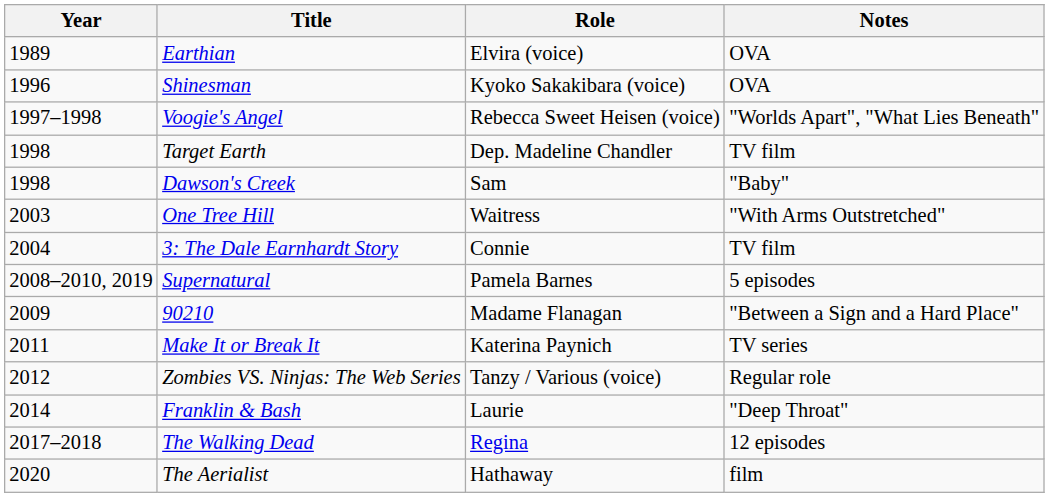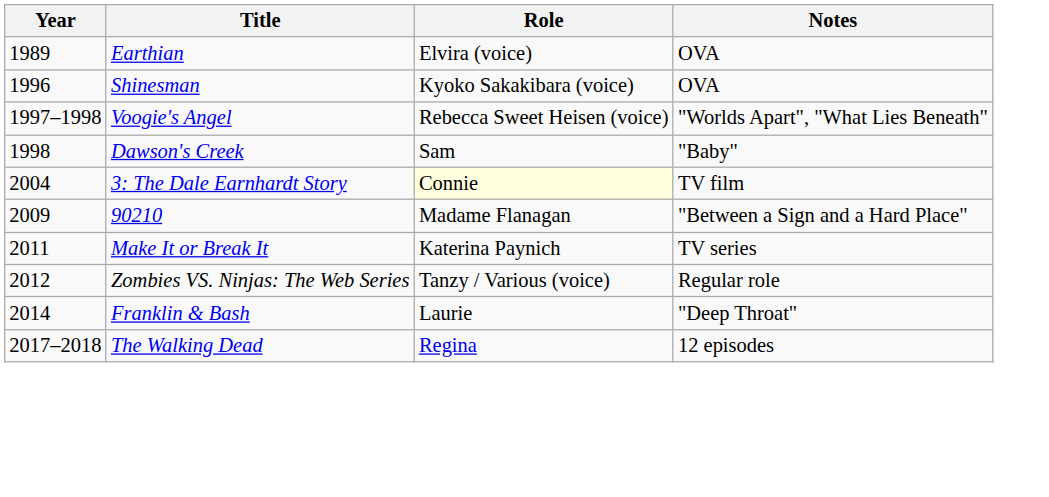- row: (214, 150)
- row: (218, 215)
(500, 248) no background -> (448, 183) lightyellow background
- row: (216, 280)
- row: (215, 475)
